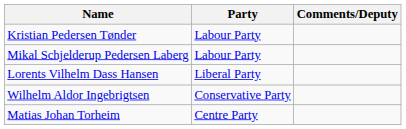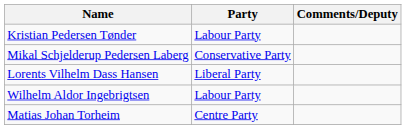(228, 54) Labour Party -> (243, 54) Conservative Party
(243, 94) Conservative Party -> (228, 94) Labour Party
